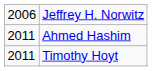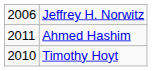(21, 55) 2011 -> (22, 55) 2010
